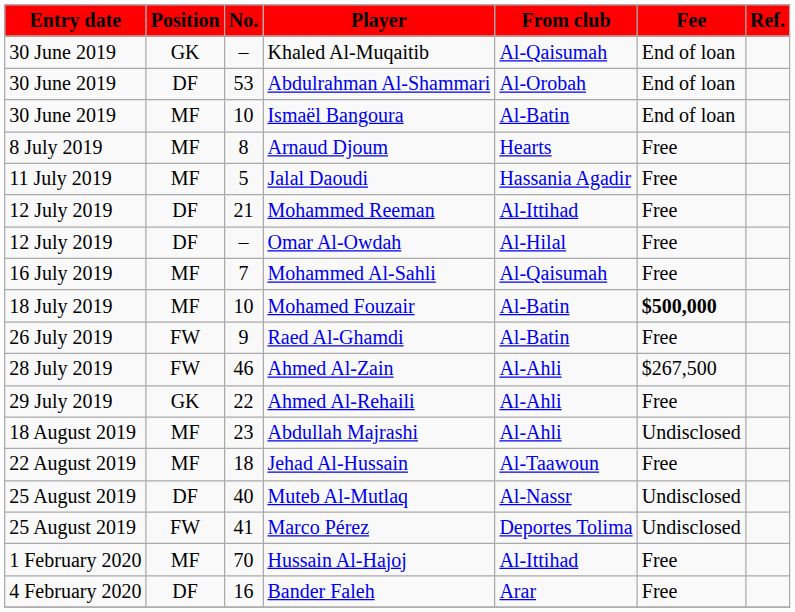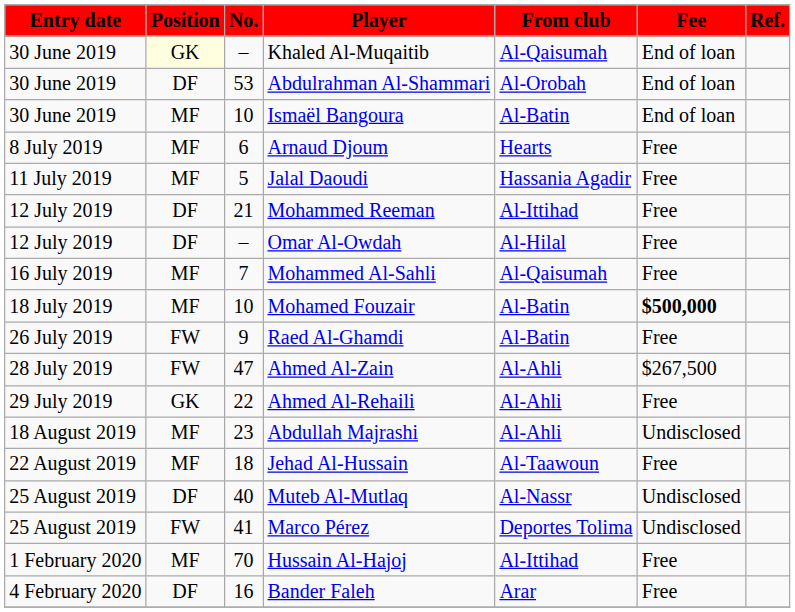(185, 52) no background -> (185, 52) lightyellow background
(244, 147) 8 -> (244, 147) 6
(244, 369) 46 -> (244, 369) 47
